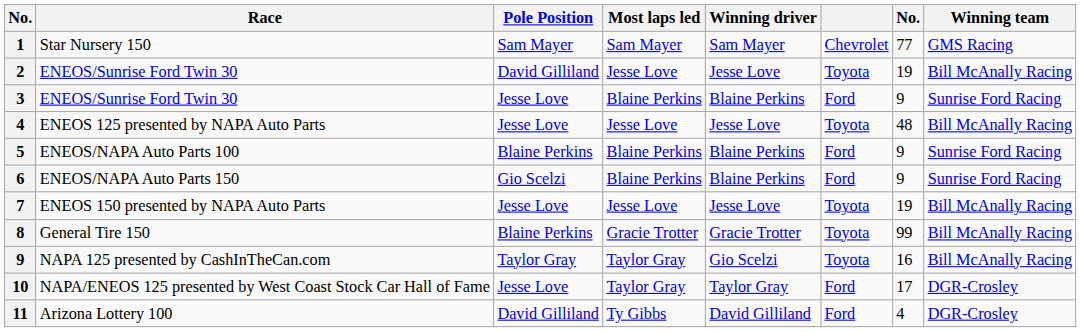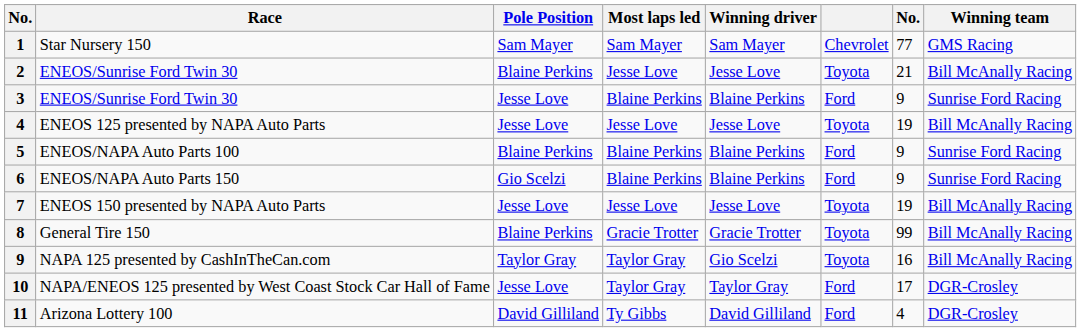(548, 71) David Gilliland -> (545, 71) Blaine Perkins
(904, 71) 19 -> (904, 71) 21
(904, 125) 48 -> (904, 125) 19
